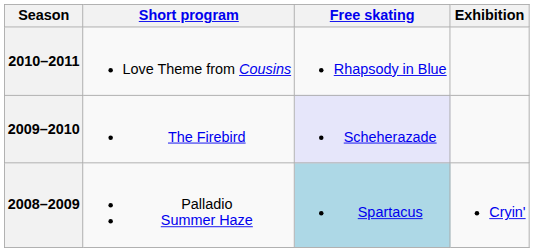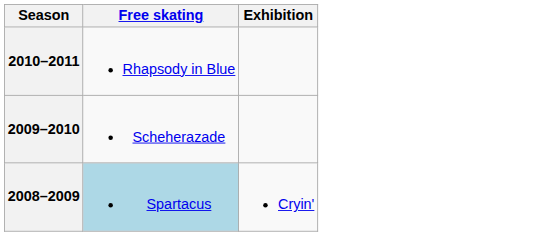- column: (189, 15)
(372, 137) lavender background -> (161, 137) no background
